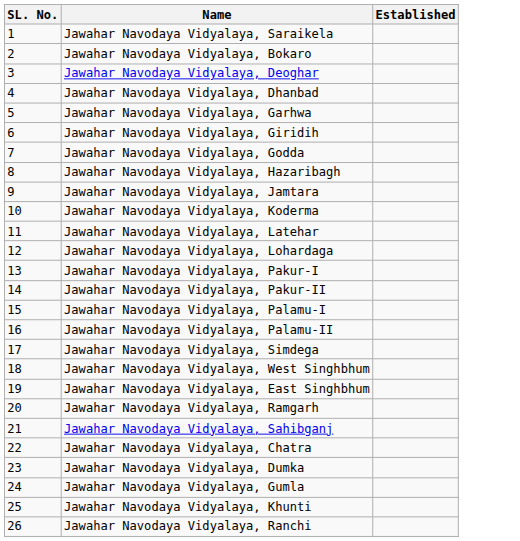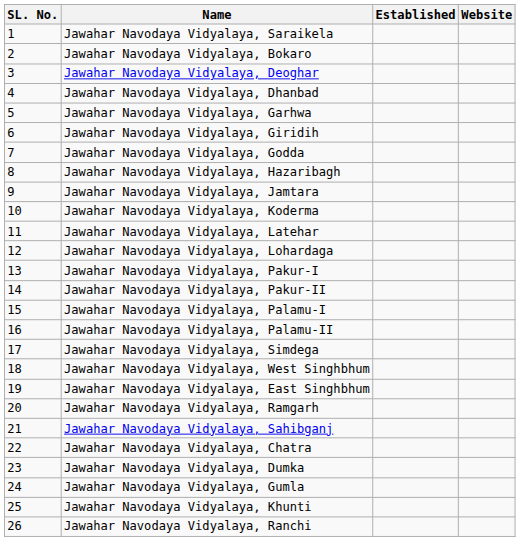+ column: (487, 14)
